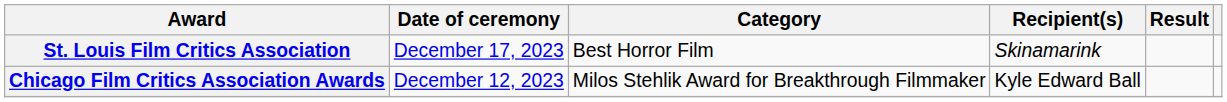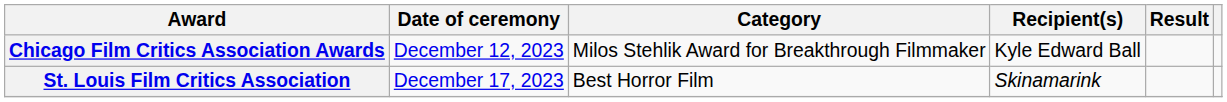rows swapped: (197, 81) <-> (197, 50)
